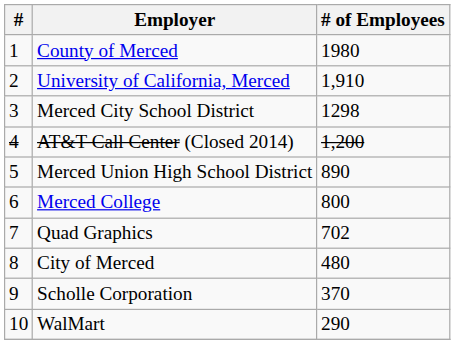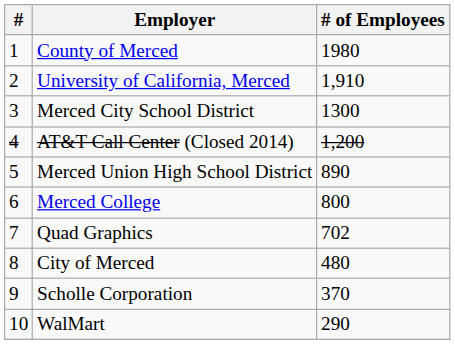(340, 111) 1298 -> (340, 111) 1300
